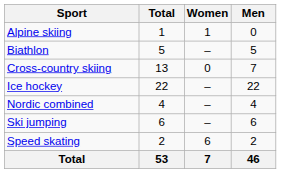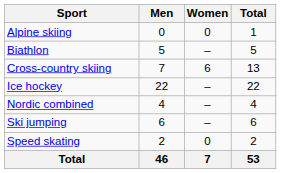columns swapped: (253, 13) <-> (162, 13)
(208, 31) 1 -> (208, 31) 0
(208, 68) 0 -> (208, 68) 6
(208, 141) 6 -> (208, 141) 0
